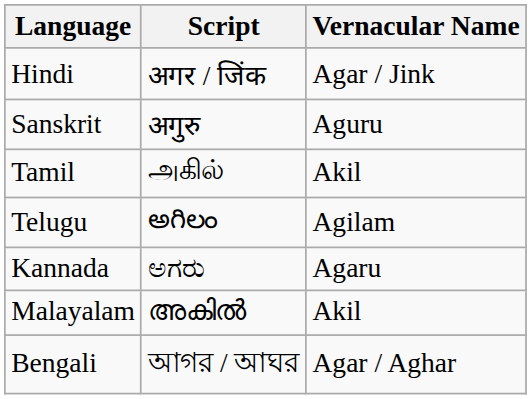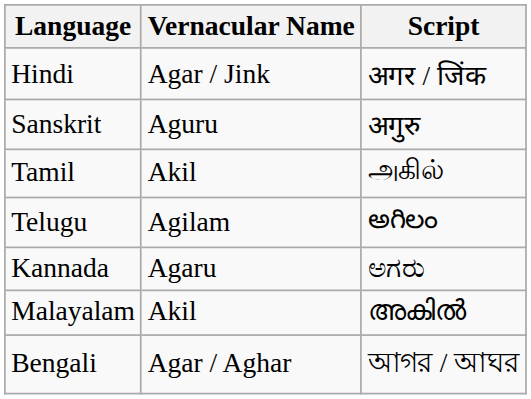columns swapped: (416, 26) <-> (224, 26)
